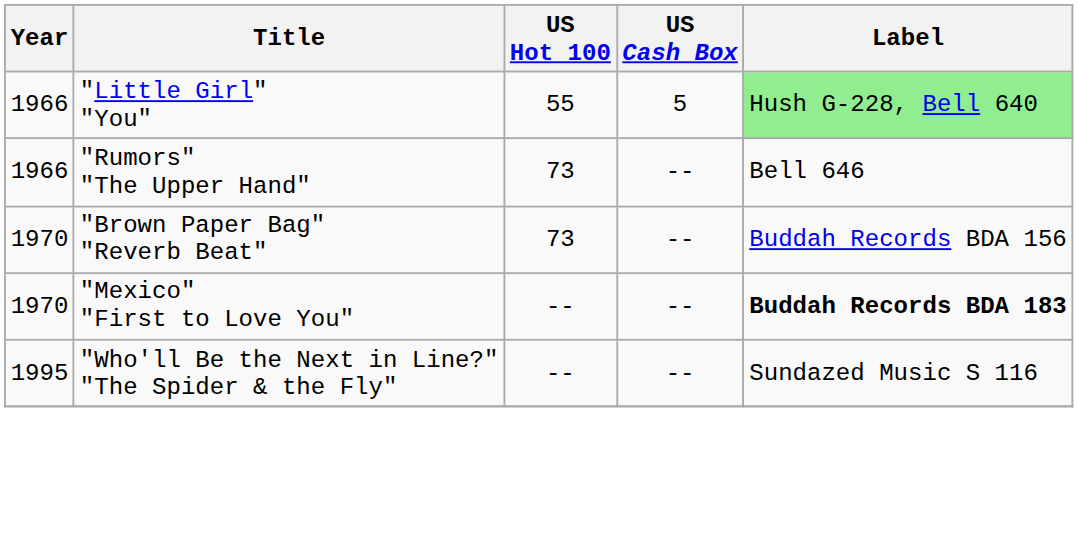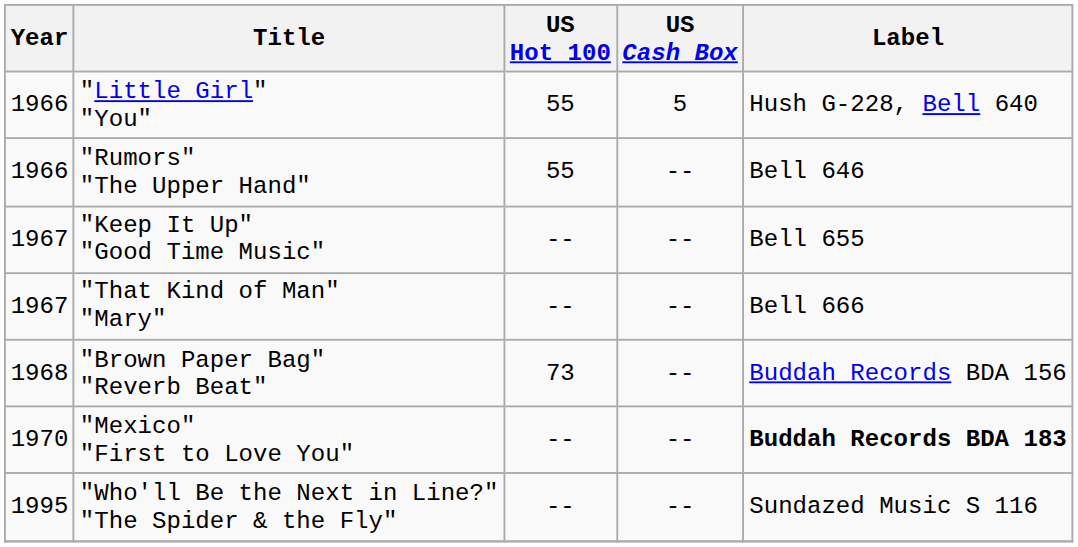(894, 105) lightgreen background -> (894, 105) no background
(560, 172) 73 -> (560, 172) 55
+ row: (203, 239)
+ row: (210, 306)
(40, 239) 1970 -> (40, 373) 1968
